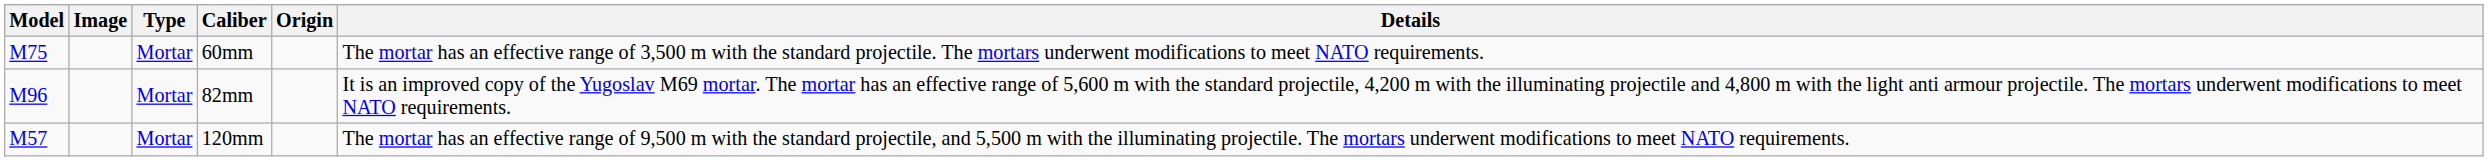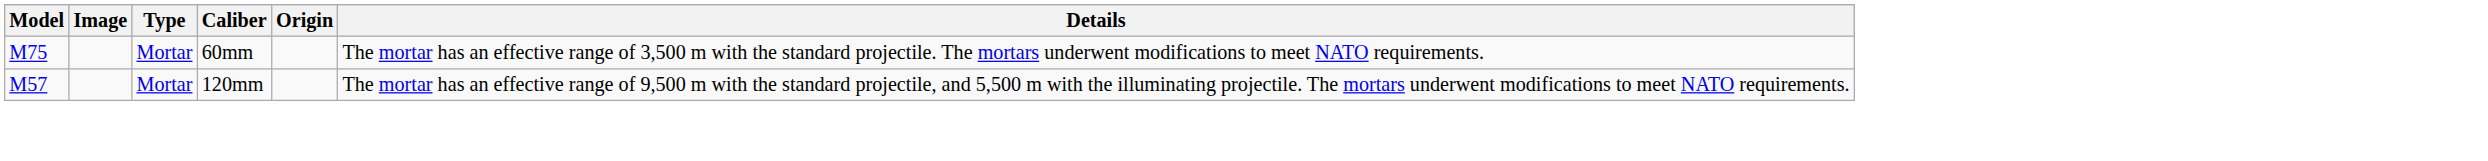- row: (228, 95)
